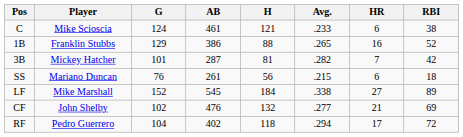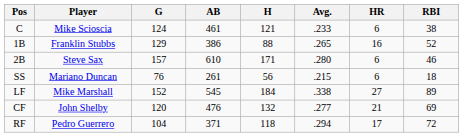+ row: (19, 60)
- row: (19, 60)
(159, 108) 102 -> (159, 108) 120
(213, 124) 402 -> (213, 124) 371
